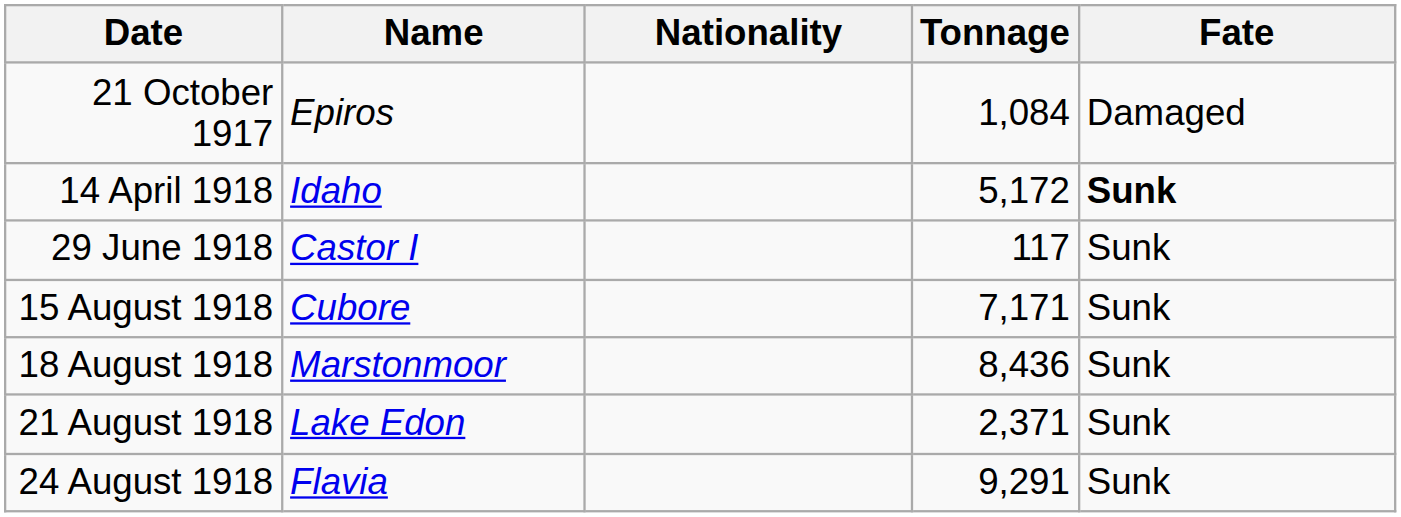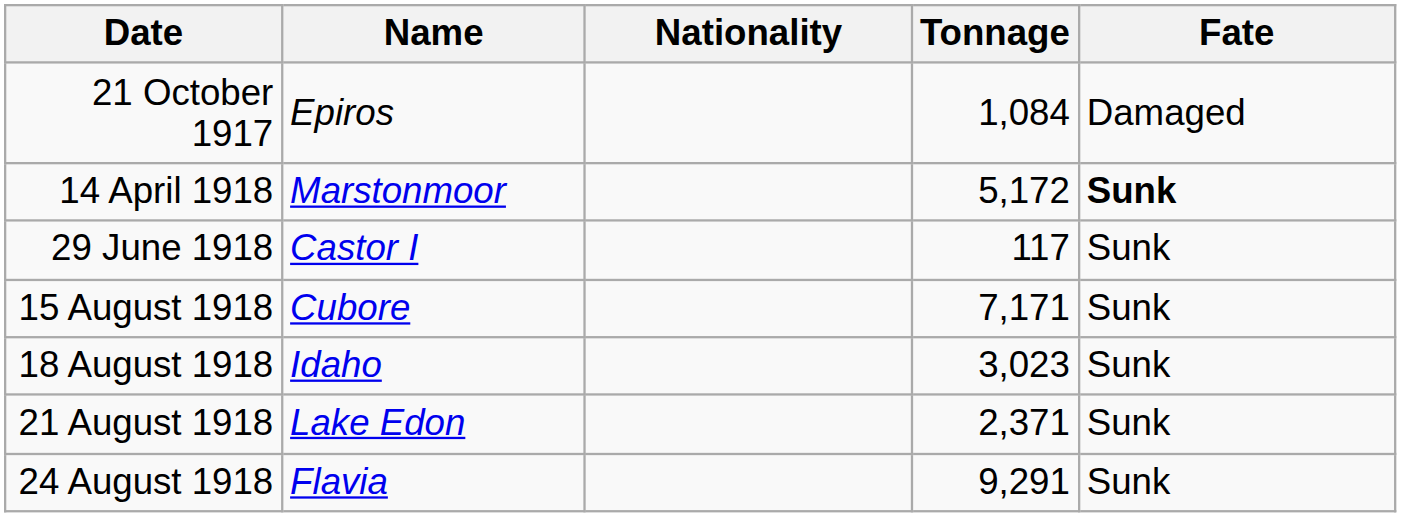(336, 190) Idaho -> (398, 190) Marstonmoor
(398, 365) Marstonmoor -> (336, 365) Idaho
(1024, 365) 8,436 -> (1024, 365) 3,023
